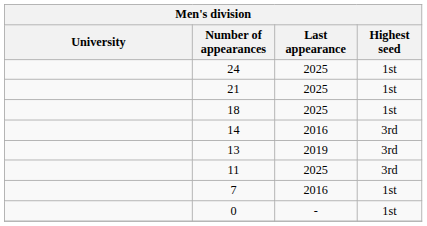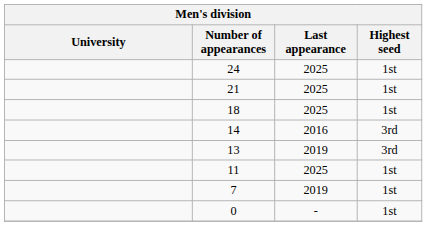(389, 170) 3rd -> (389, 170) 1st
(316, 190) 2016 -> (316, 190) 2019
